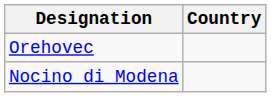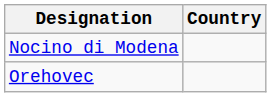rows swapped: (94, 77) <-> (51, 48)
